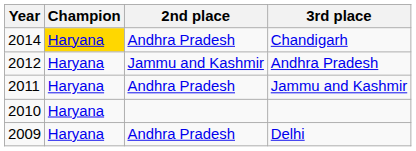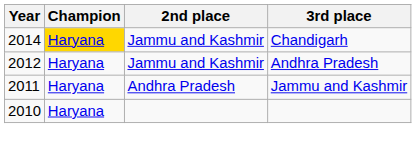(181, 39) Andhra Pradesh -> (196, 39) Jammu and Kashmir
- row: (288, 134)
